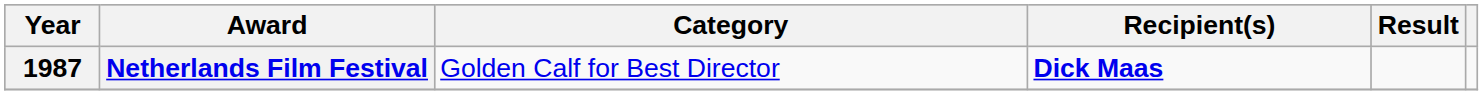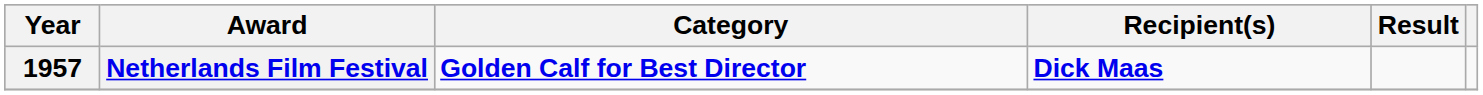(52, 67) 1987 -> (52, 67) 1957
(610, 67) normal -> (623, 67) bold
